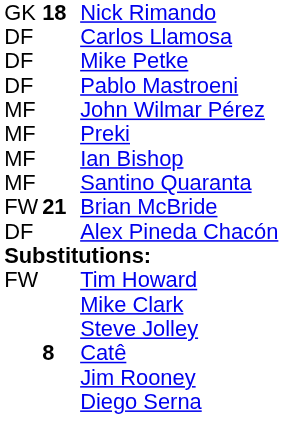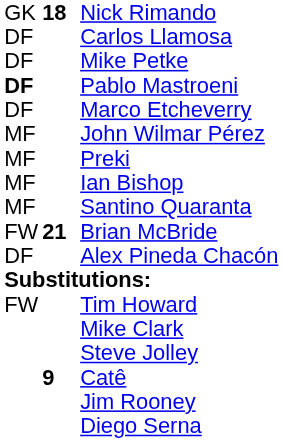(19, 85) normal -> (19, 85) bold
+ row: (166, 109)
(48, 353) 8 -> (48, 377) 9
